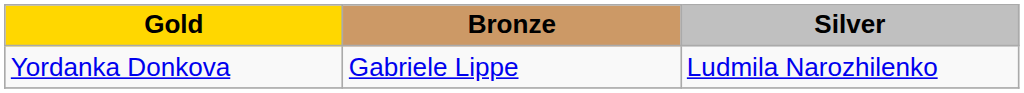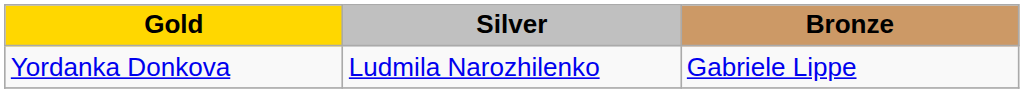columns swapped: (850, 25) <-> (512, 25)
